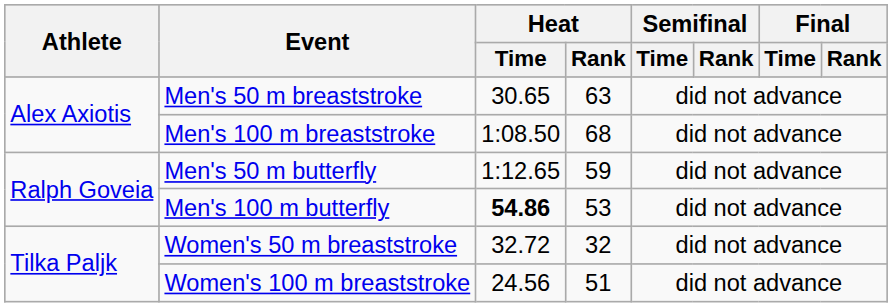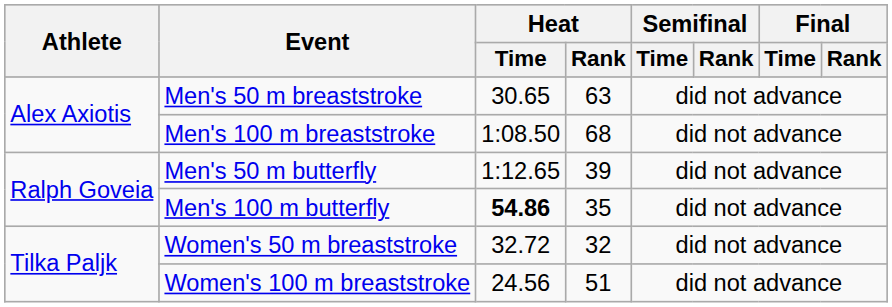(598, 171) 59 -> (598, 171) 39
(598, 208) 53 -> (598, 208) 35
